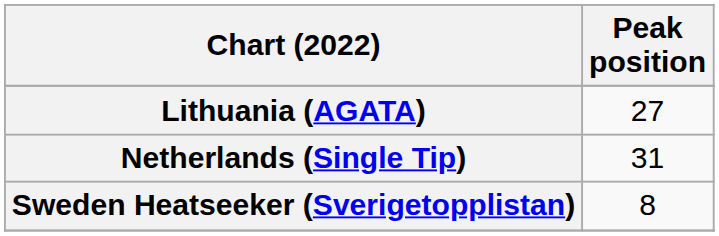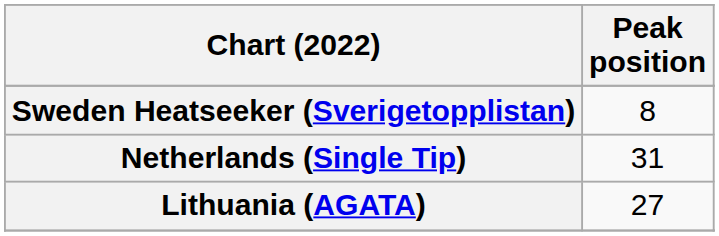rows swapped: (294, 109) <-> (294, 205)
